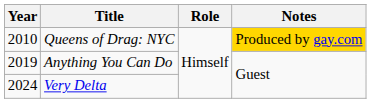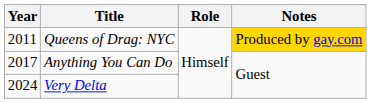(23, 39) 2010 -> (22, 39) 2011
(23, 62) 2019 -> (23, 62) 2017
